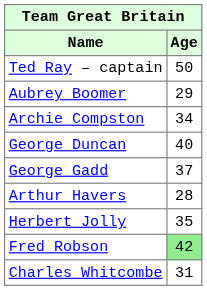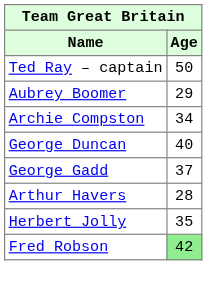- row: (86, 273)
